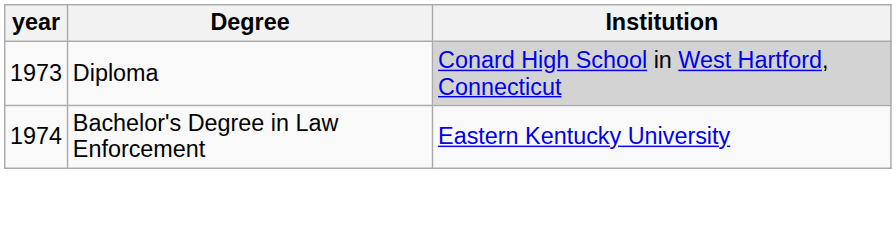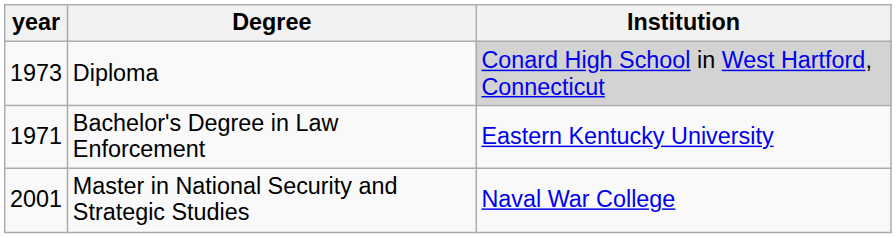(36, 136) 1974 -> (36, 136) 1971
+ row: (235, 199)
